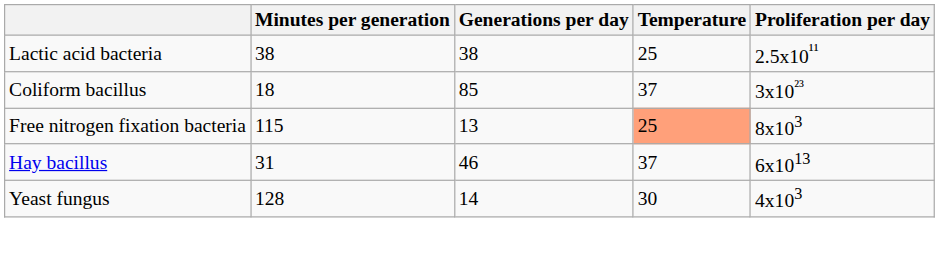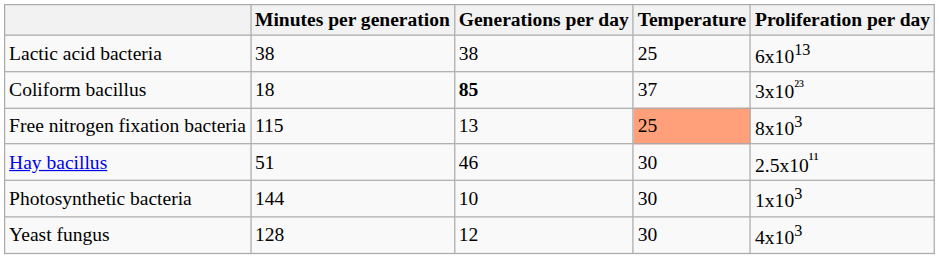(787, 53) 2.5x10¹¹ -> (783, 53) 6x1013
(469, 89) normal -> (469, 89) bold
(265, 162) 31 -> (265, 162) 51
(647, 162) 37 -> (647, 162) 30
(783, 162) 6x1013 -> (787, 162) 2.5x10¹¹
+ row: (100, 198)
(469, 198) 14 -> (469, 234) 12
